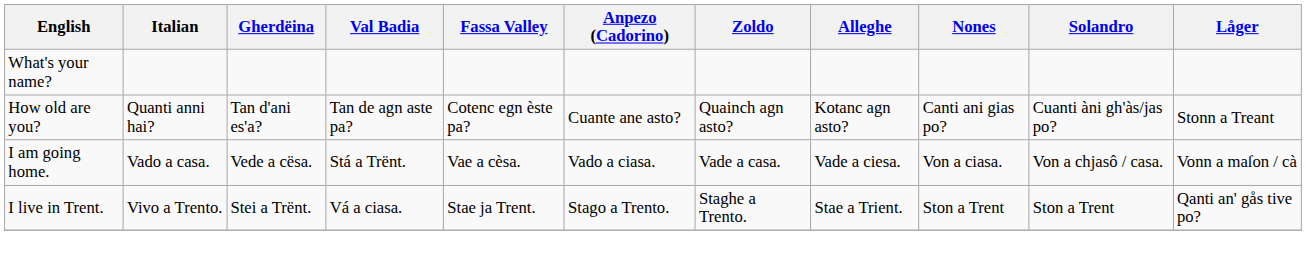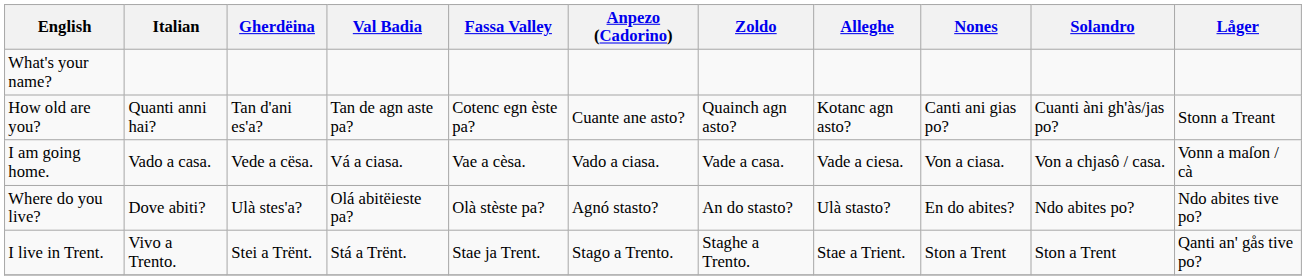(368, 162) Stá a Trënt. -> (367, 162) Vá a ciasa.
+ row: (55, 207)
(366, 207) Vá a ciasa. -> (369, 252) Stá a Trënt.
